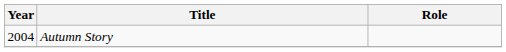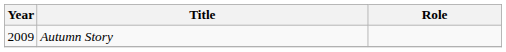(21, 36) 2004 -> (21, 36) 2009
